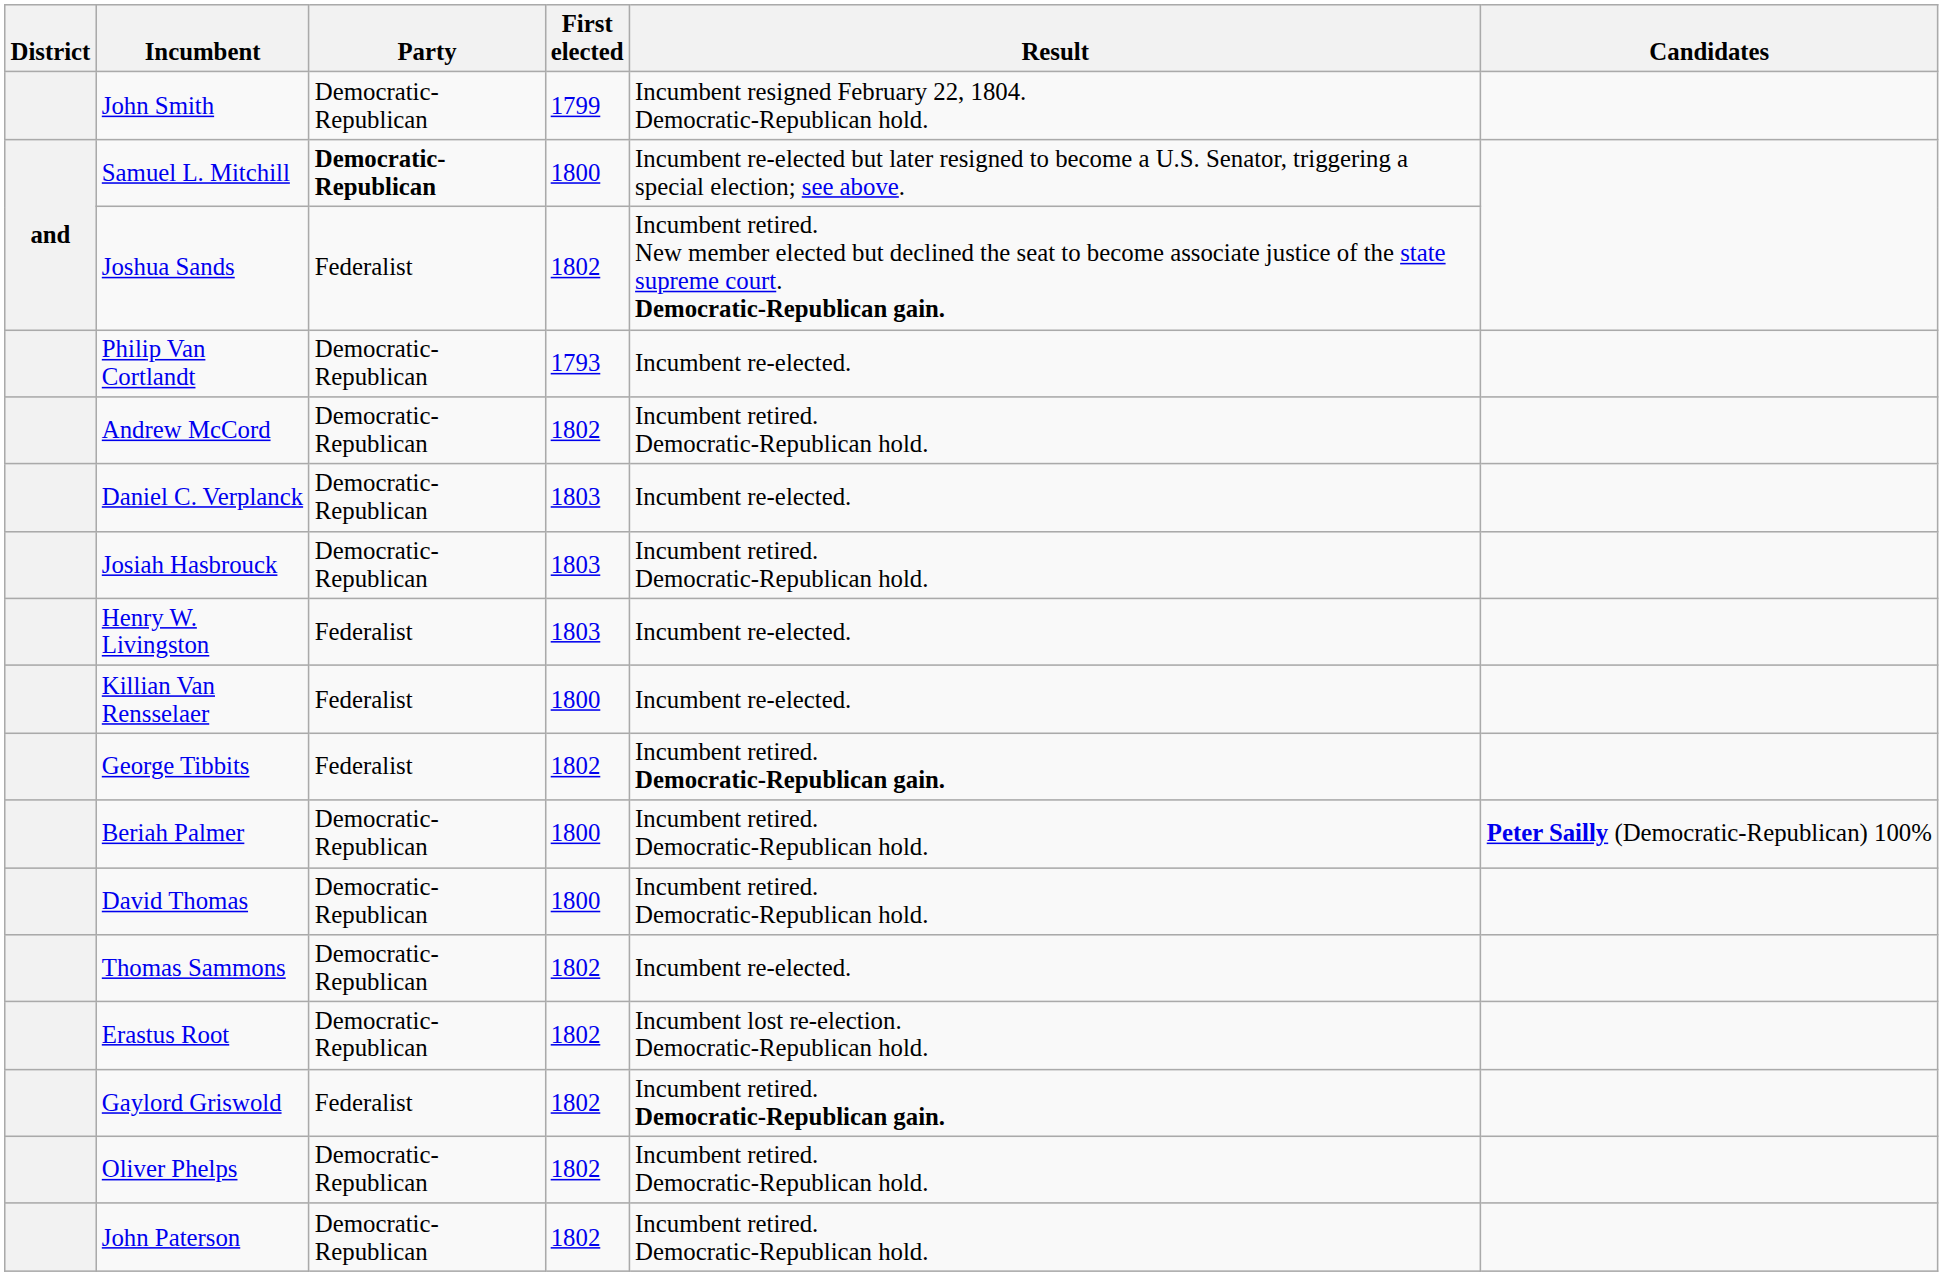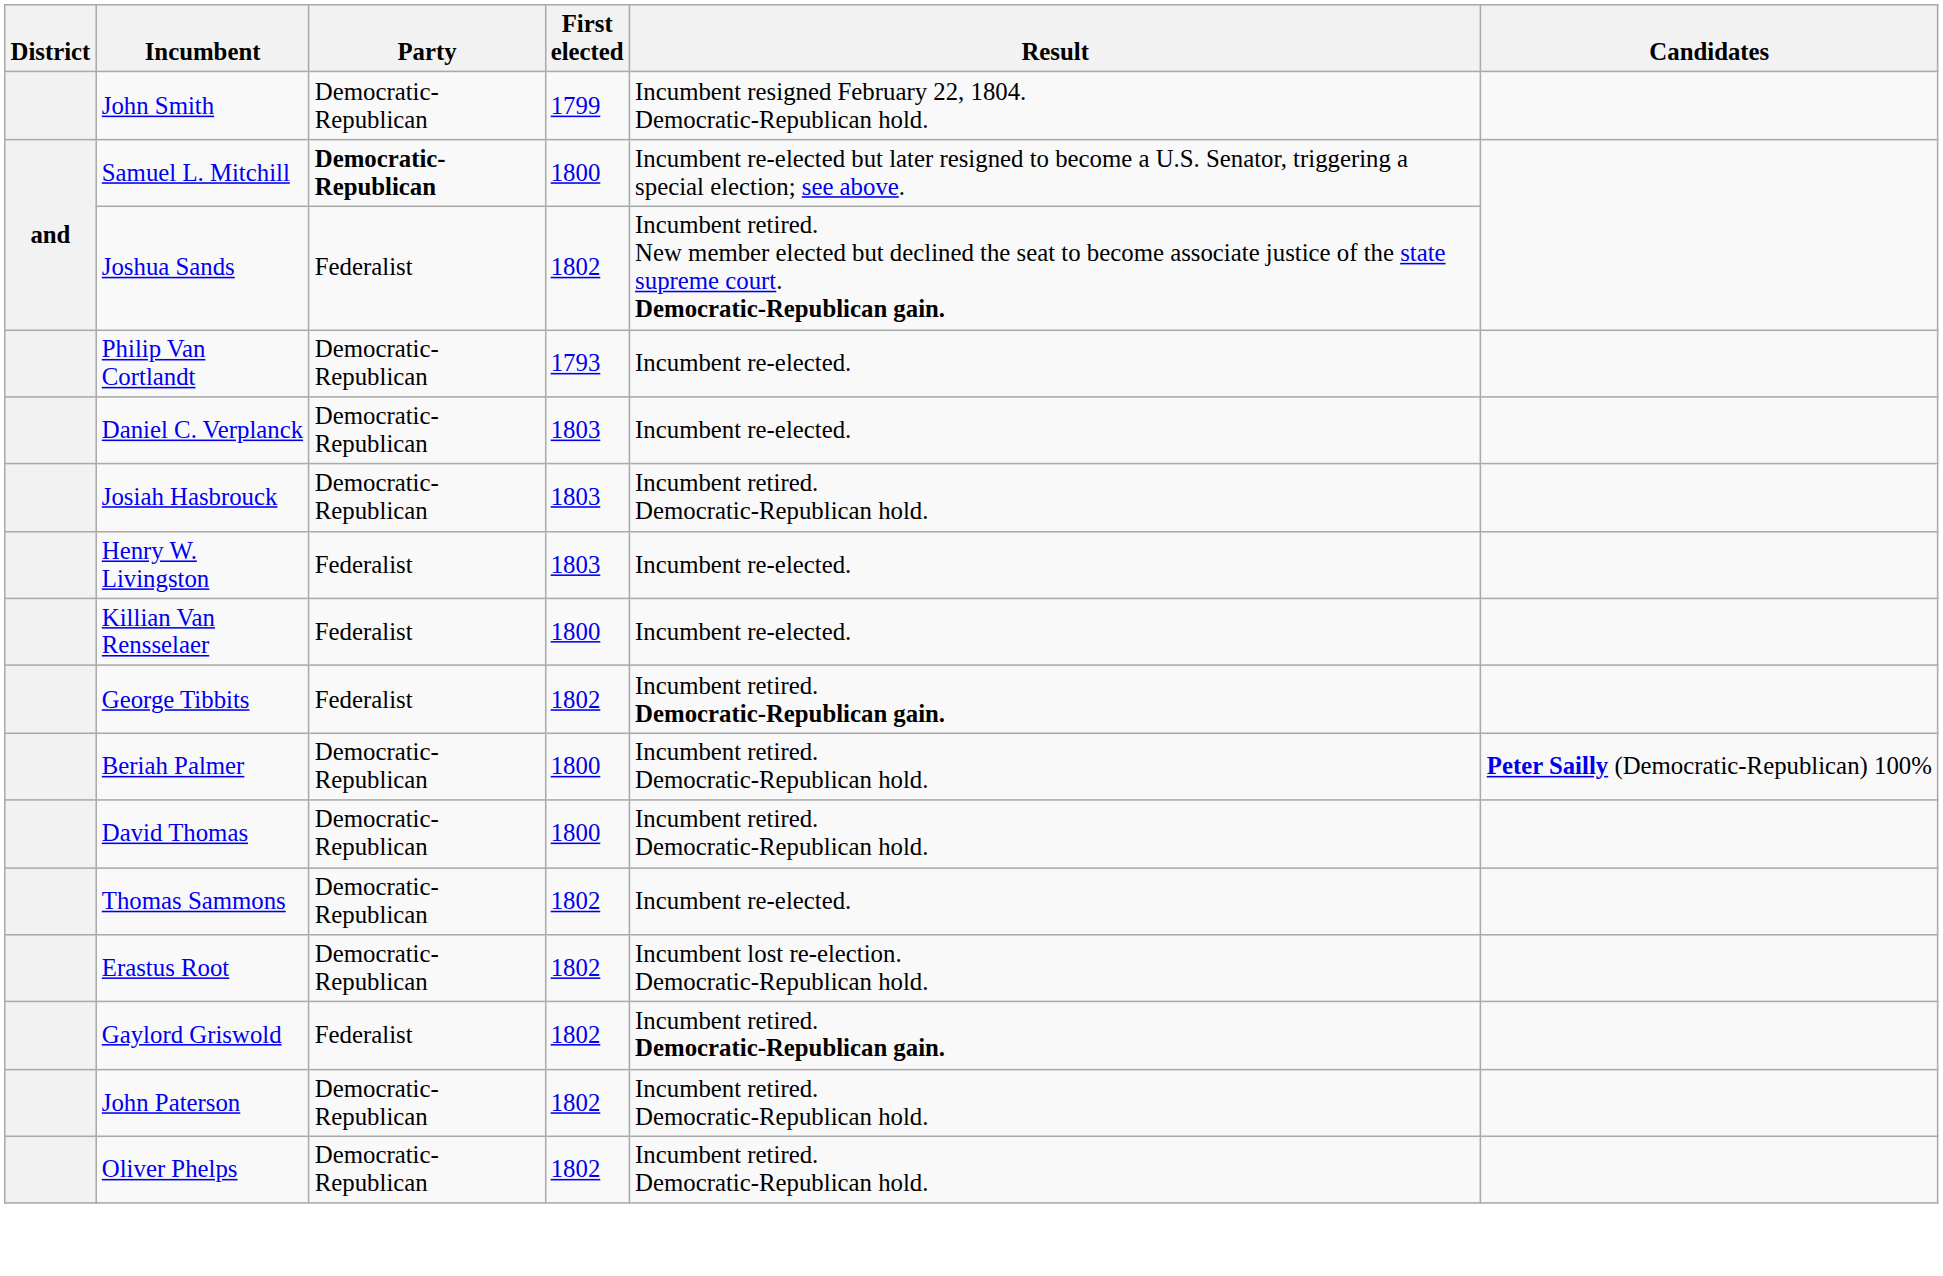- row: (186, 430)
rows swapped: (171, 1236) <-> (170, 1169)
